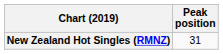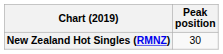(195, 40) 31 -> (195, 40) 30
